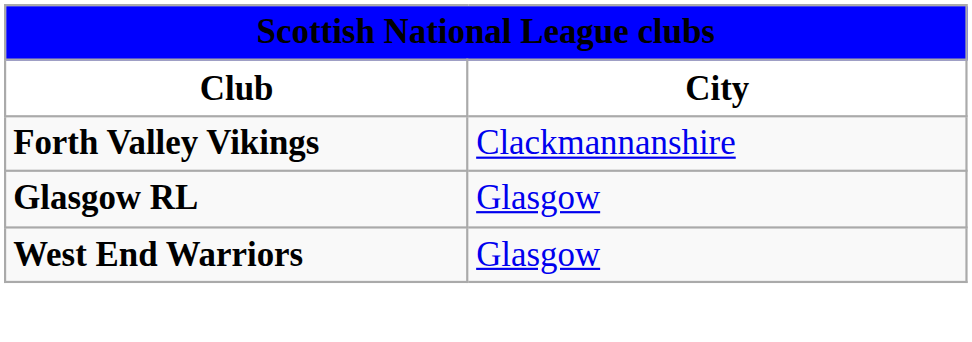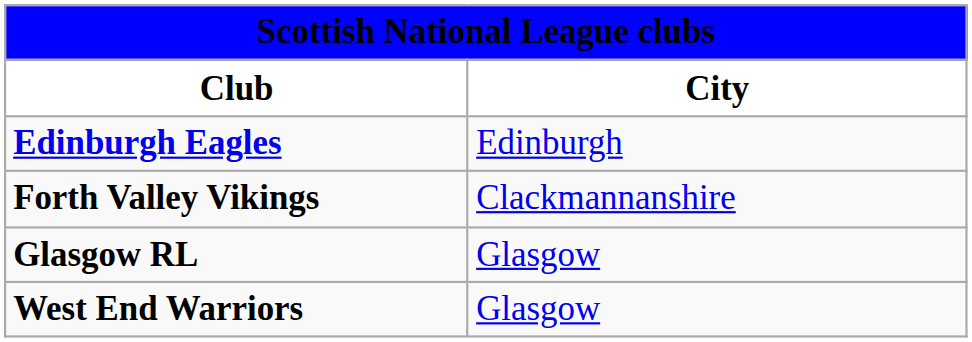+ row: (147, 142)
